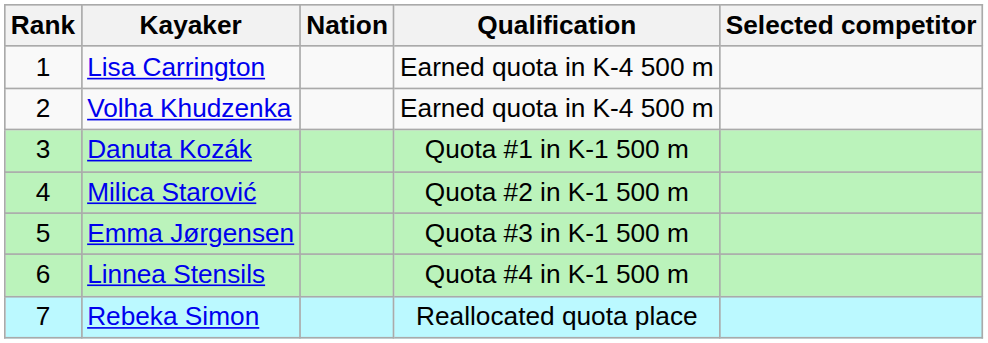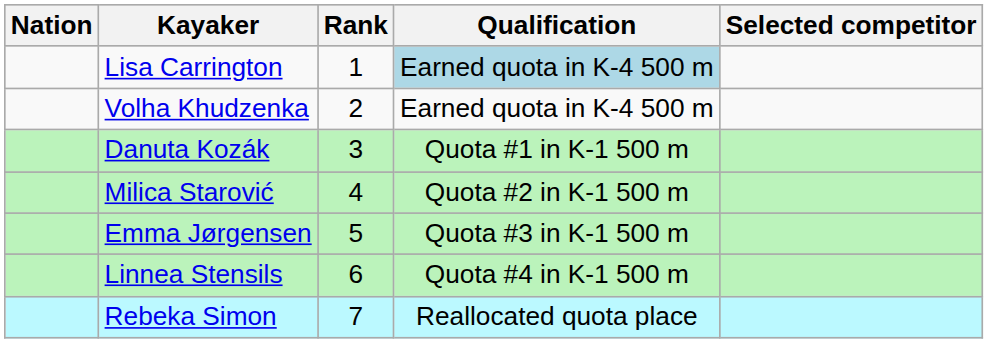columns swapped: (43, 25) <-> (347, 25)
(557, 66) no background -> (557, 66) lightblue background
